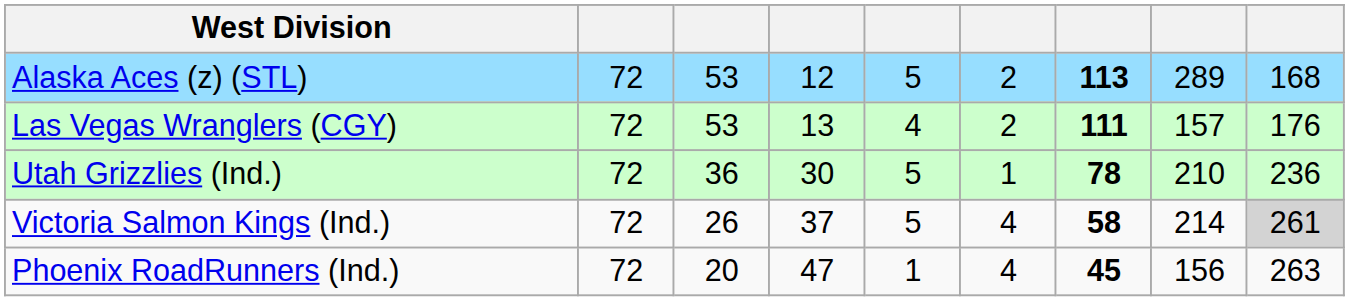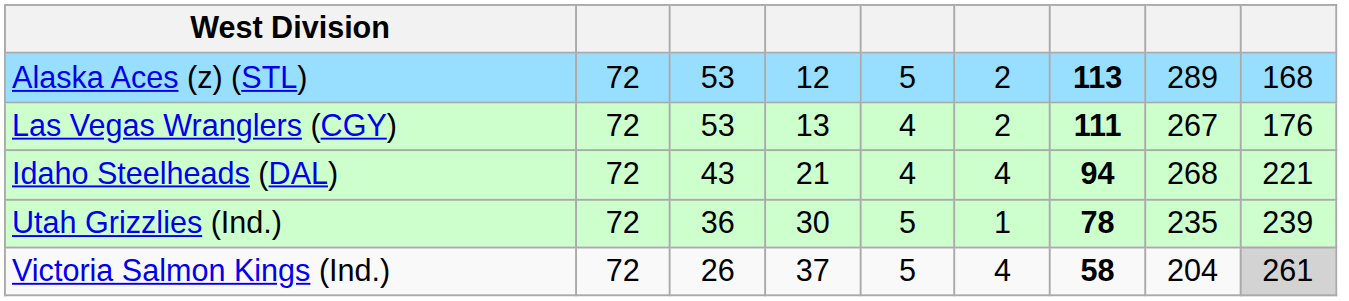(1200, 125) 157 -> (1193, 125) 267
+ row: (175, 174)
(1200, 174) 210 -> (1193, 222) 235
(1295, 174) 236 -> (1288, 222) 239
(1200, 222) 214 -> (1193, 271) 204
- row: (206, 271)
